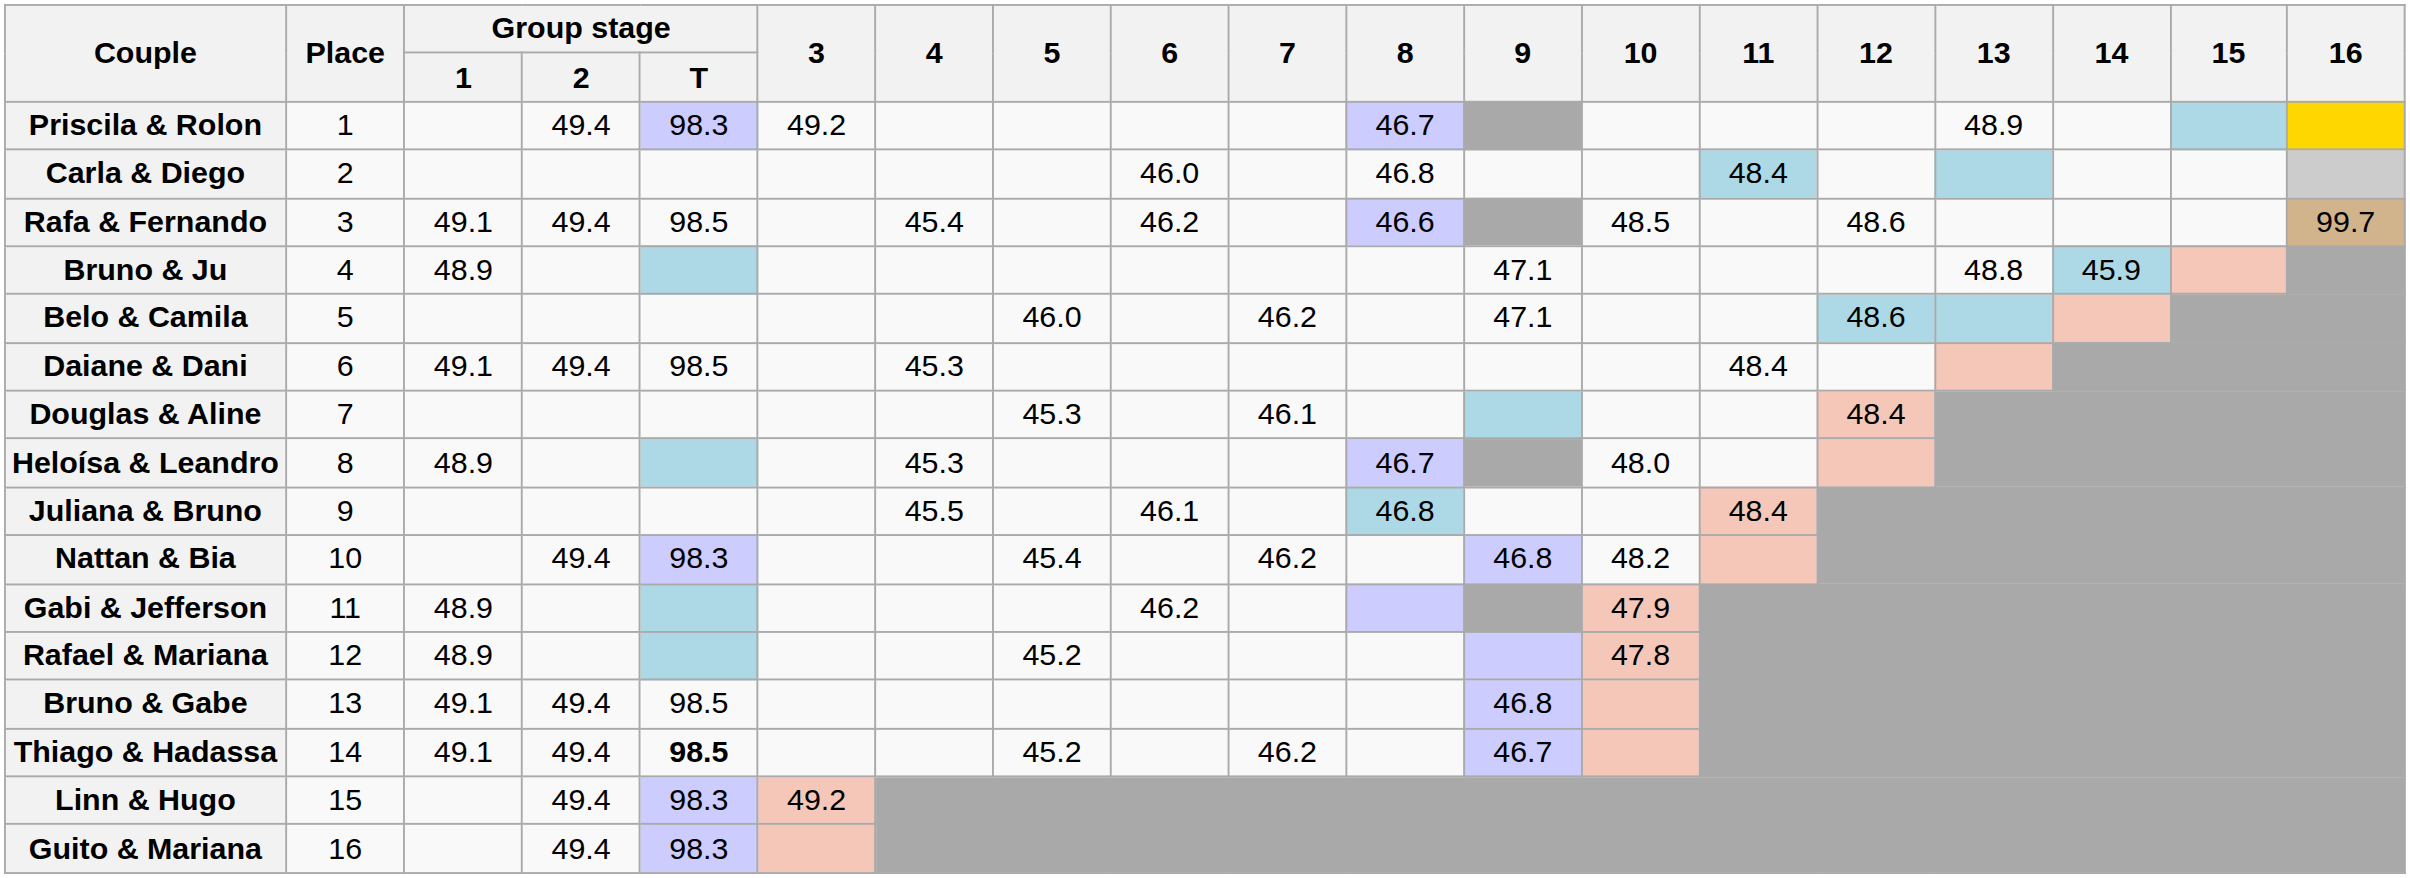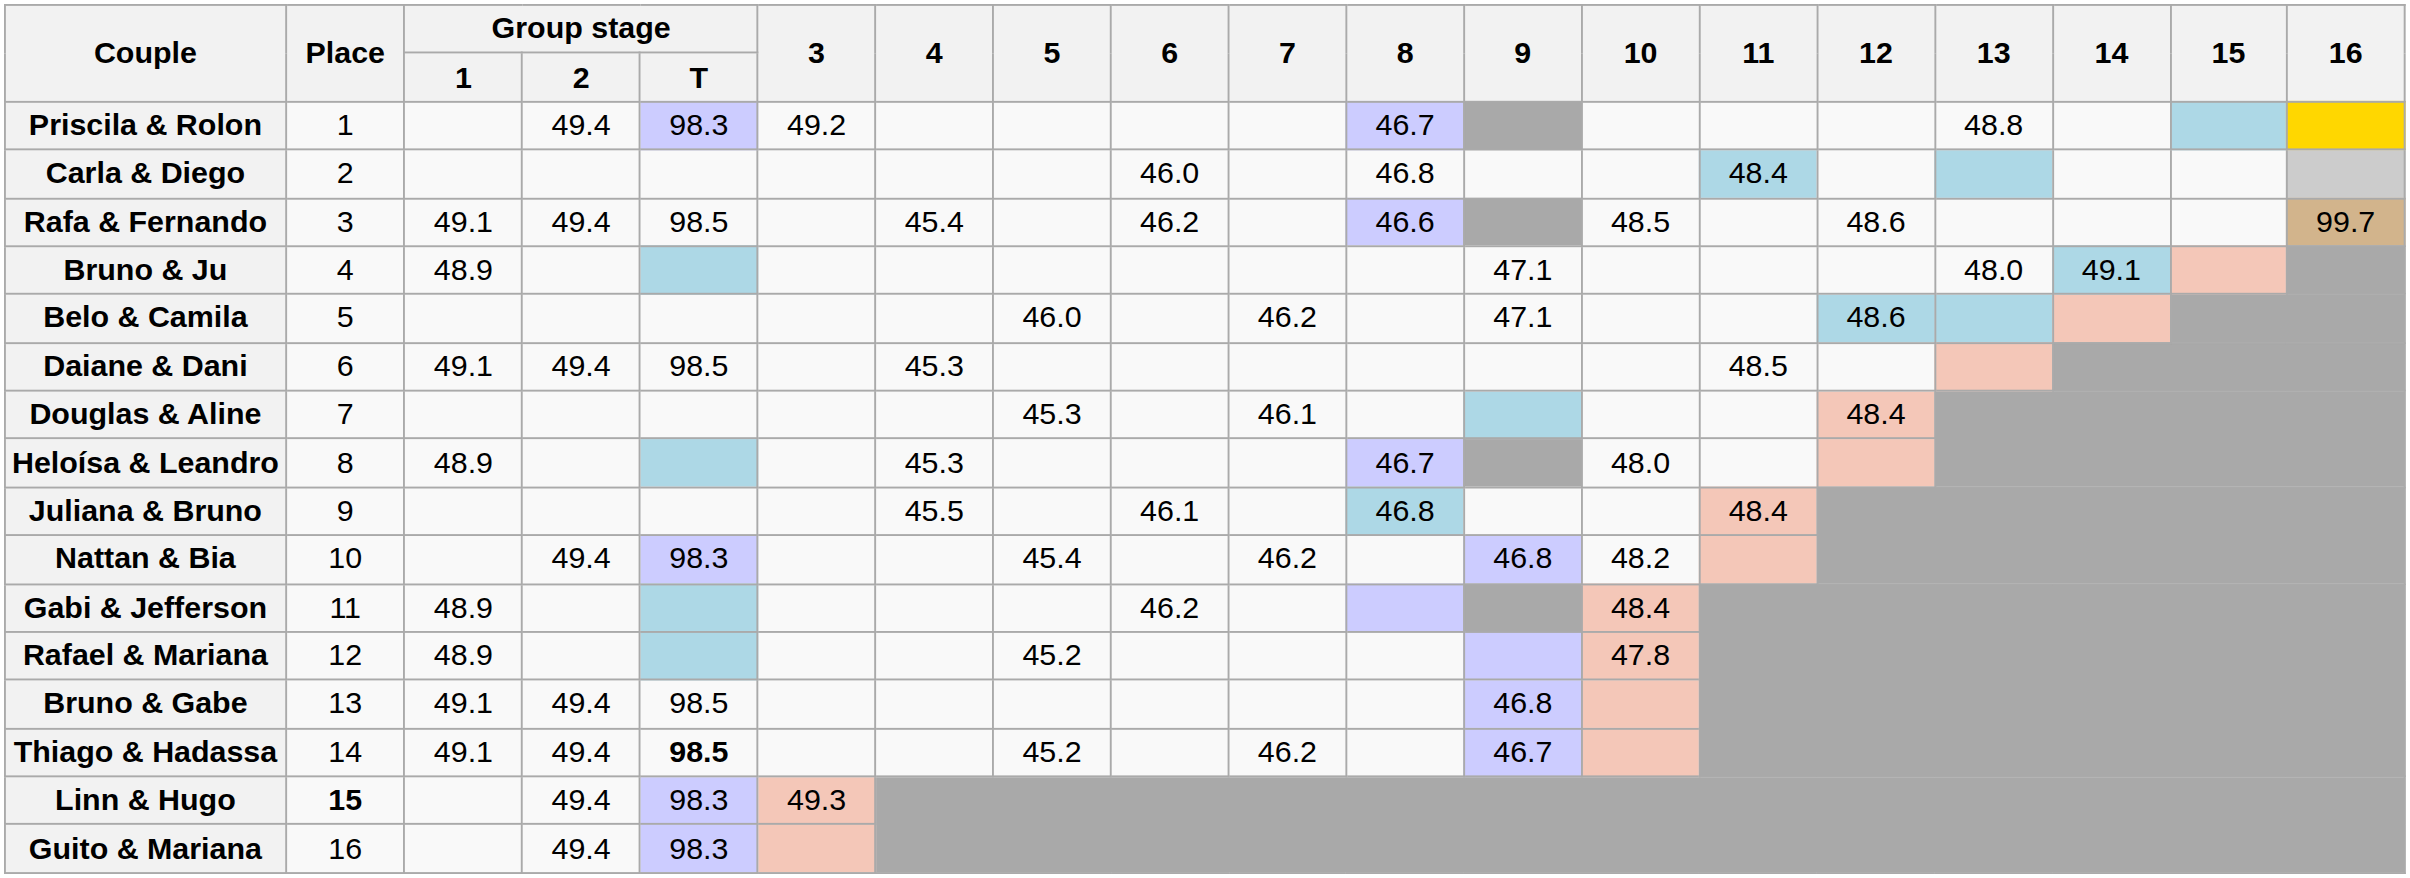(1994, 125) 48.9 -> (1994, 125) 48.8
(1994, 269) 48.8 -> (1994, 269) 48.0
(2111, 269) 45.9 -> (2111, 269) 49.1
(1758, 366) 48.4 -> (1758, 366) 48.5
(1641, 607) 47.9 -> (1641, 607) 48.4
(345, 800) normal -> (345, 800) bold
(817, 800) 49.2 -> (817, 800) 49.3
